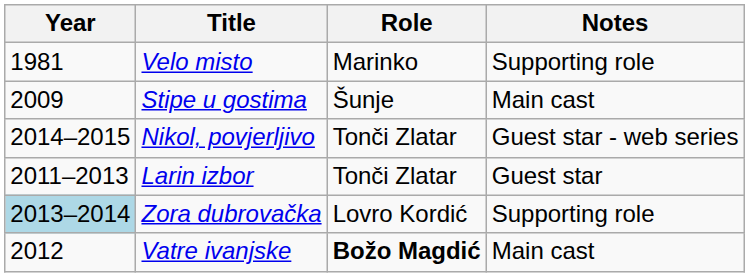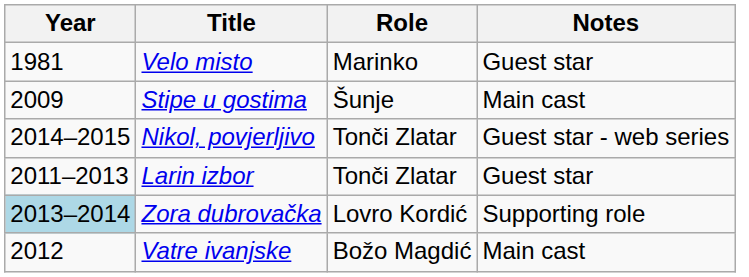(573, 61) Supporting role -> (538, 61) Guest star
(407, 251) bold -> (402, 251) normal
